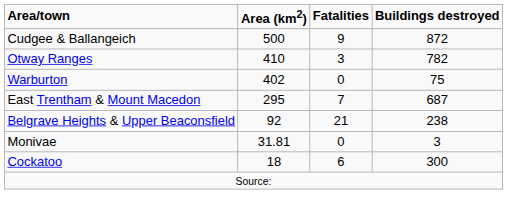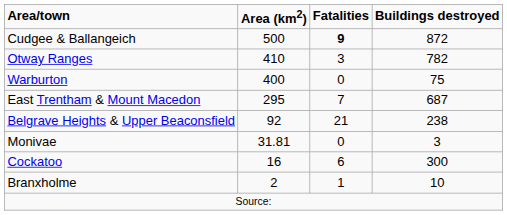(341, 38) normal -> (341, 38) bold
(274, 79) 402 -> (274, 79) 400
(274, 162) 18 -> (274, 162) 16
+ row: (42, 182)
